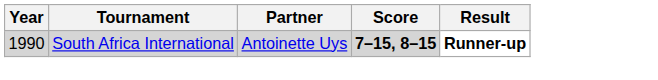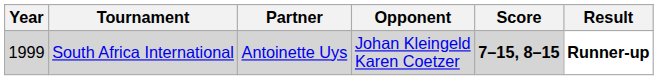+ column: (413, 18)
(26, 44) 1990 -> (26, 53) 1999
